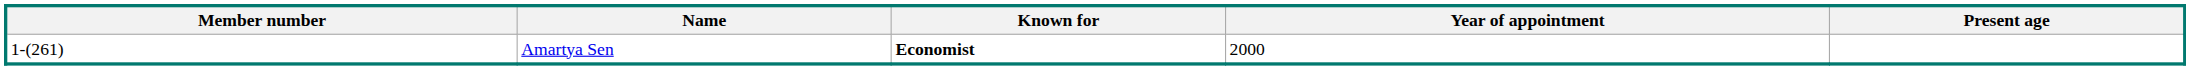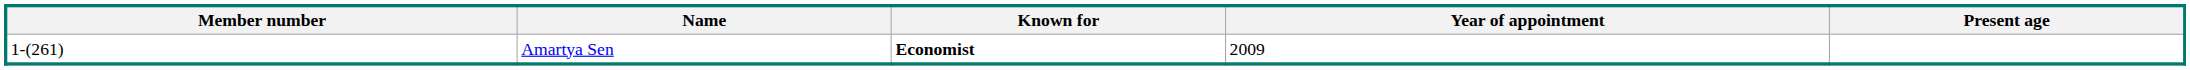(1247, 48) 2000 -> (1247, 48) 2009
